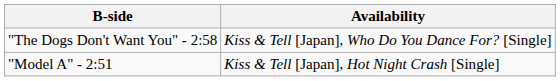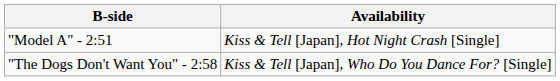rows swapped: (113, 40) <-> (60, 64)
